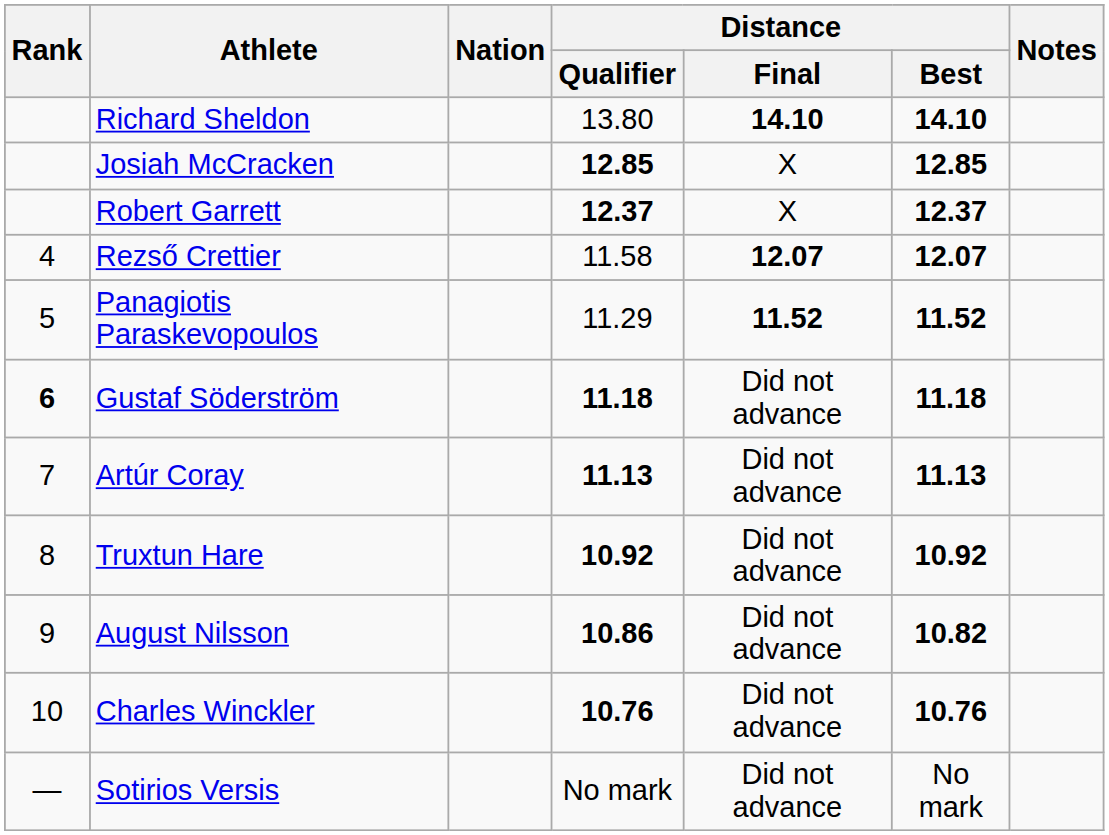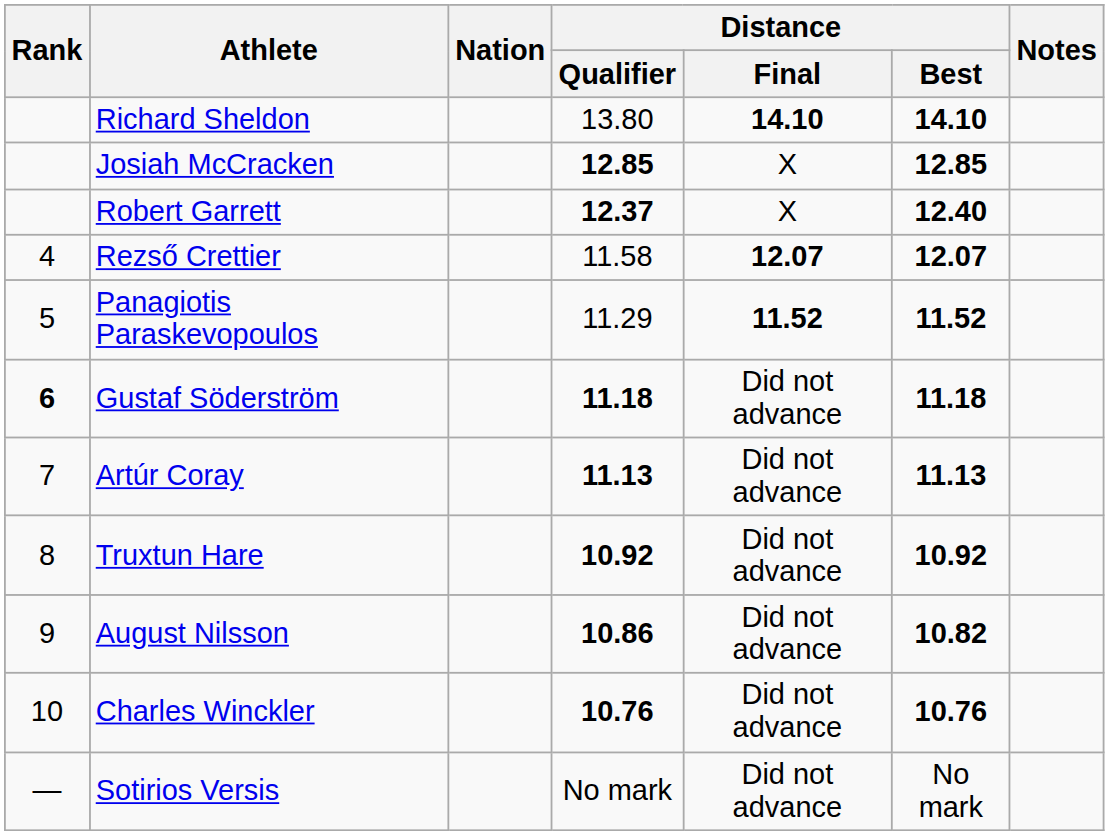(951, 211) 12.37 -> (951, 211) 12.40
